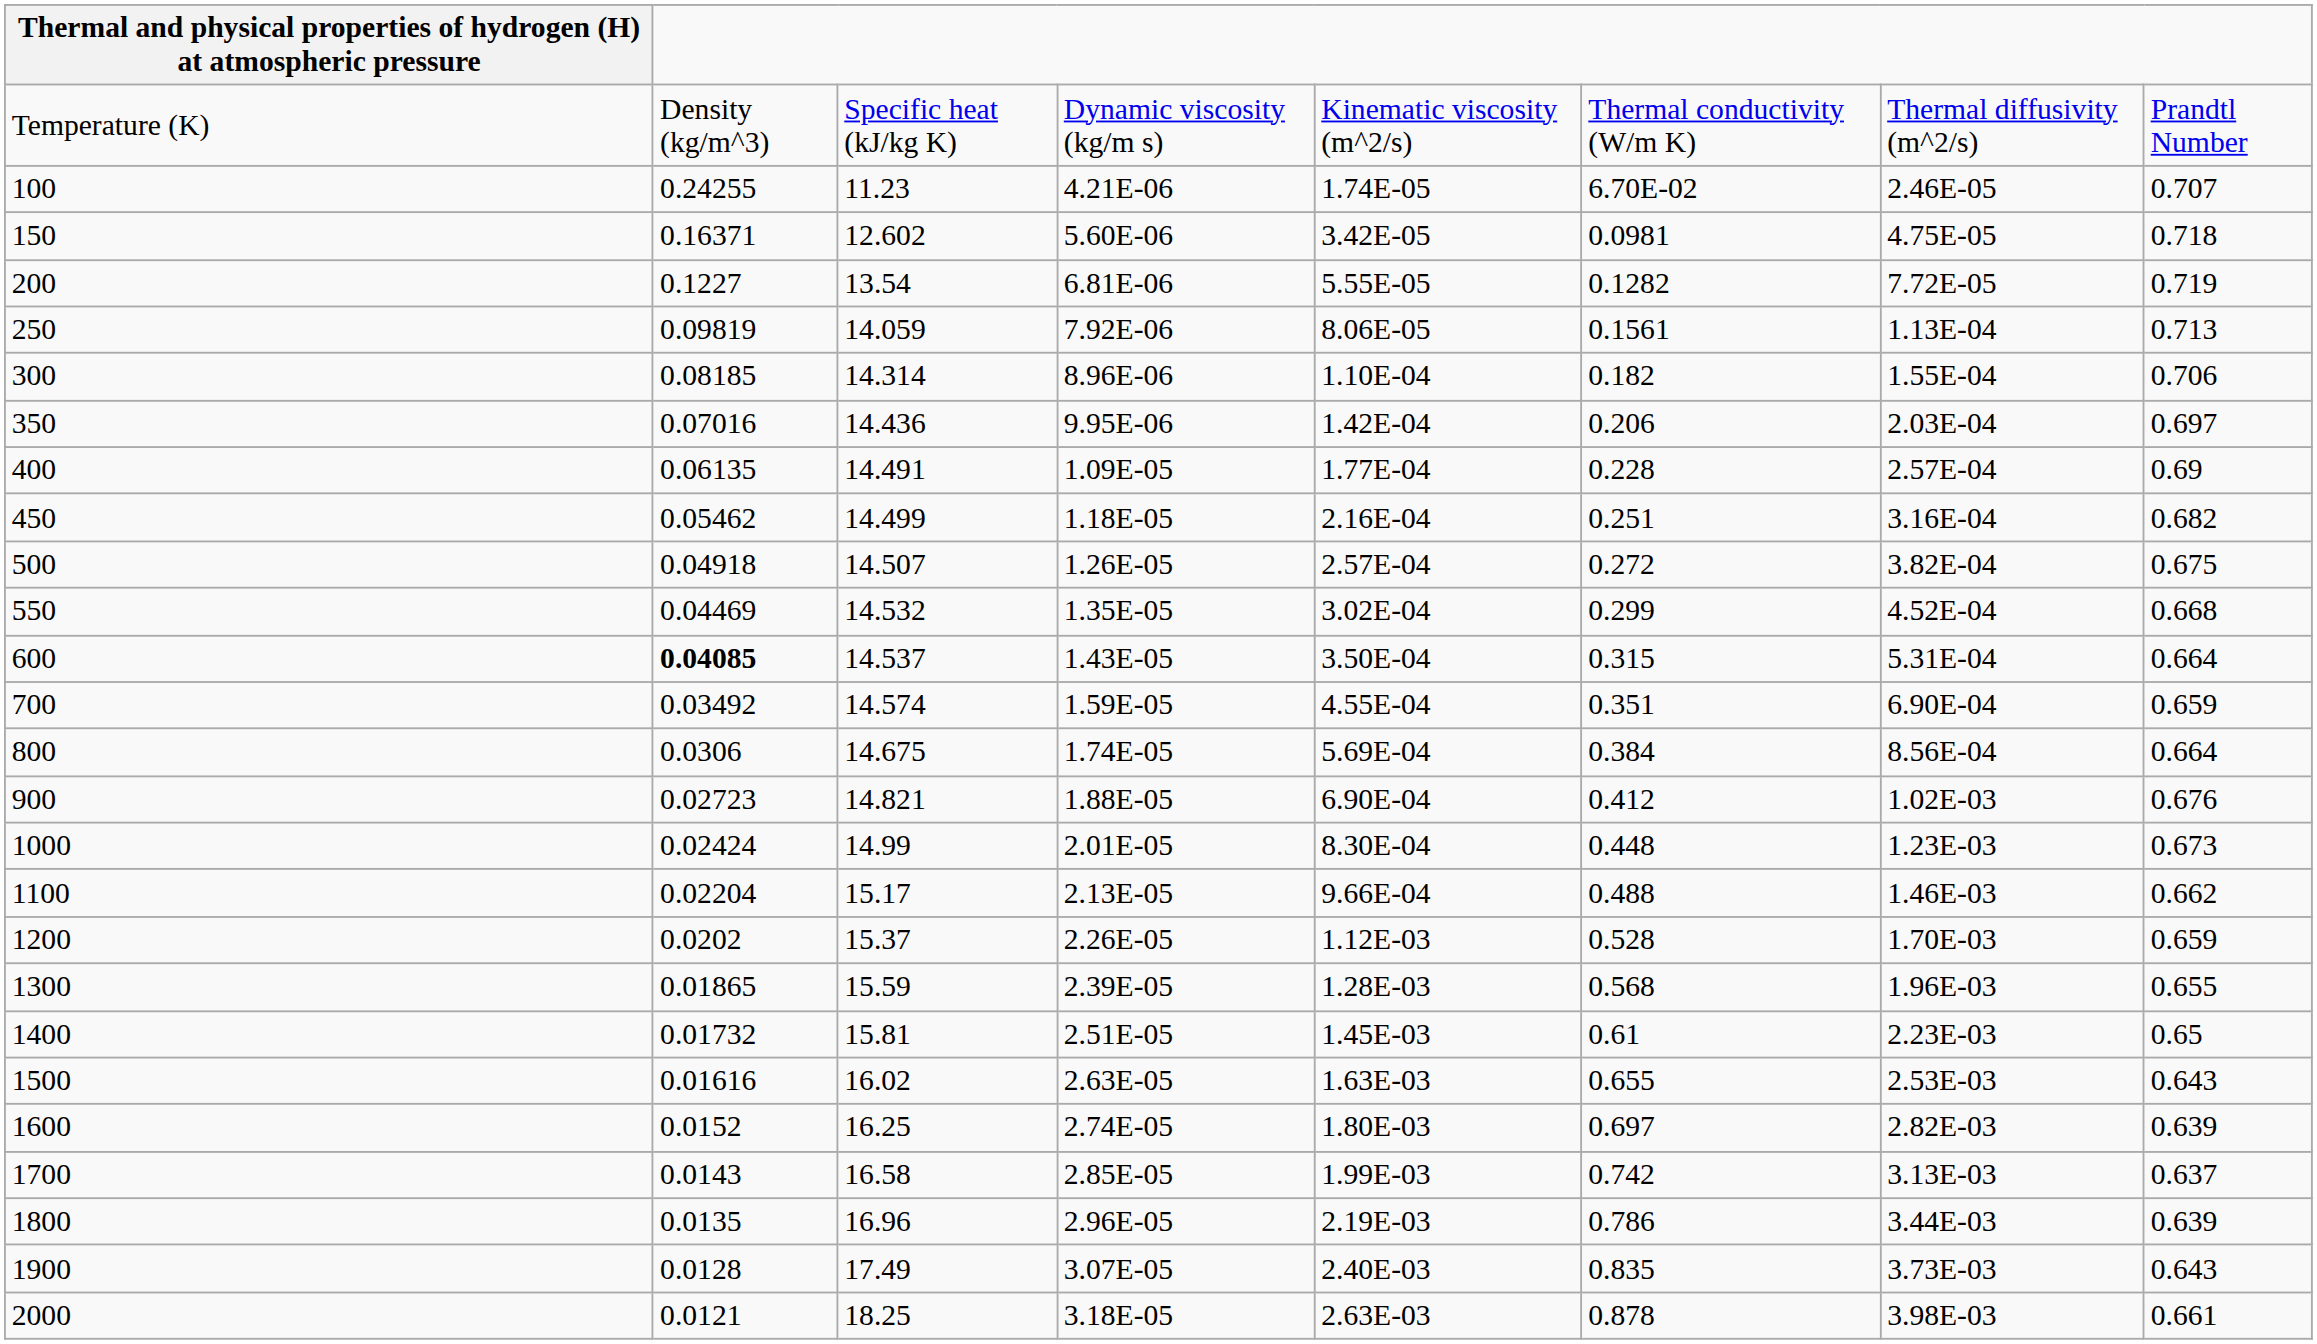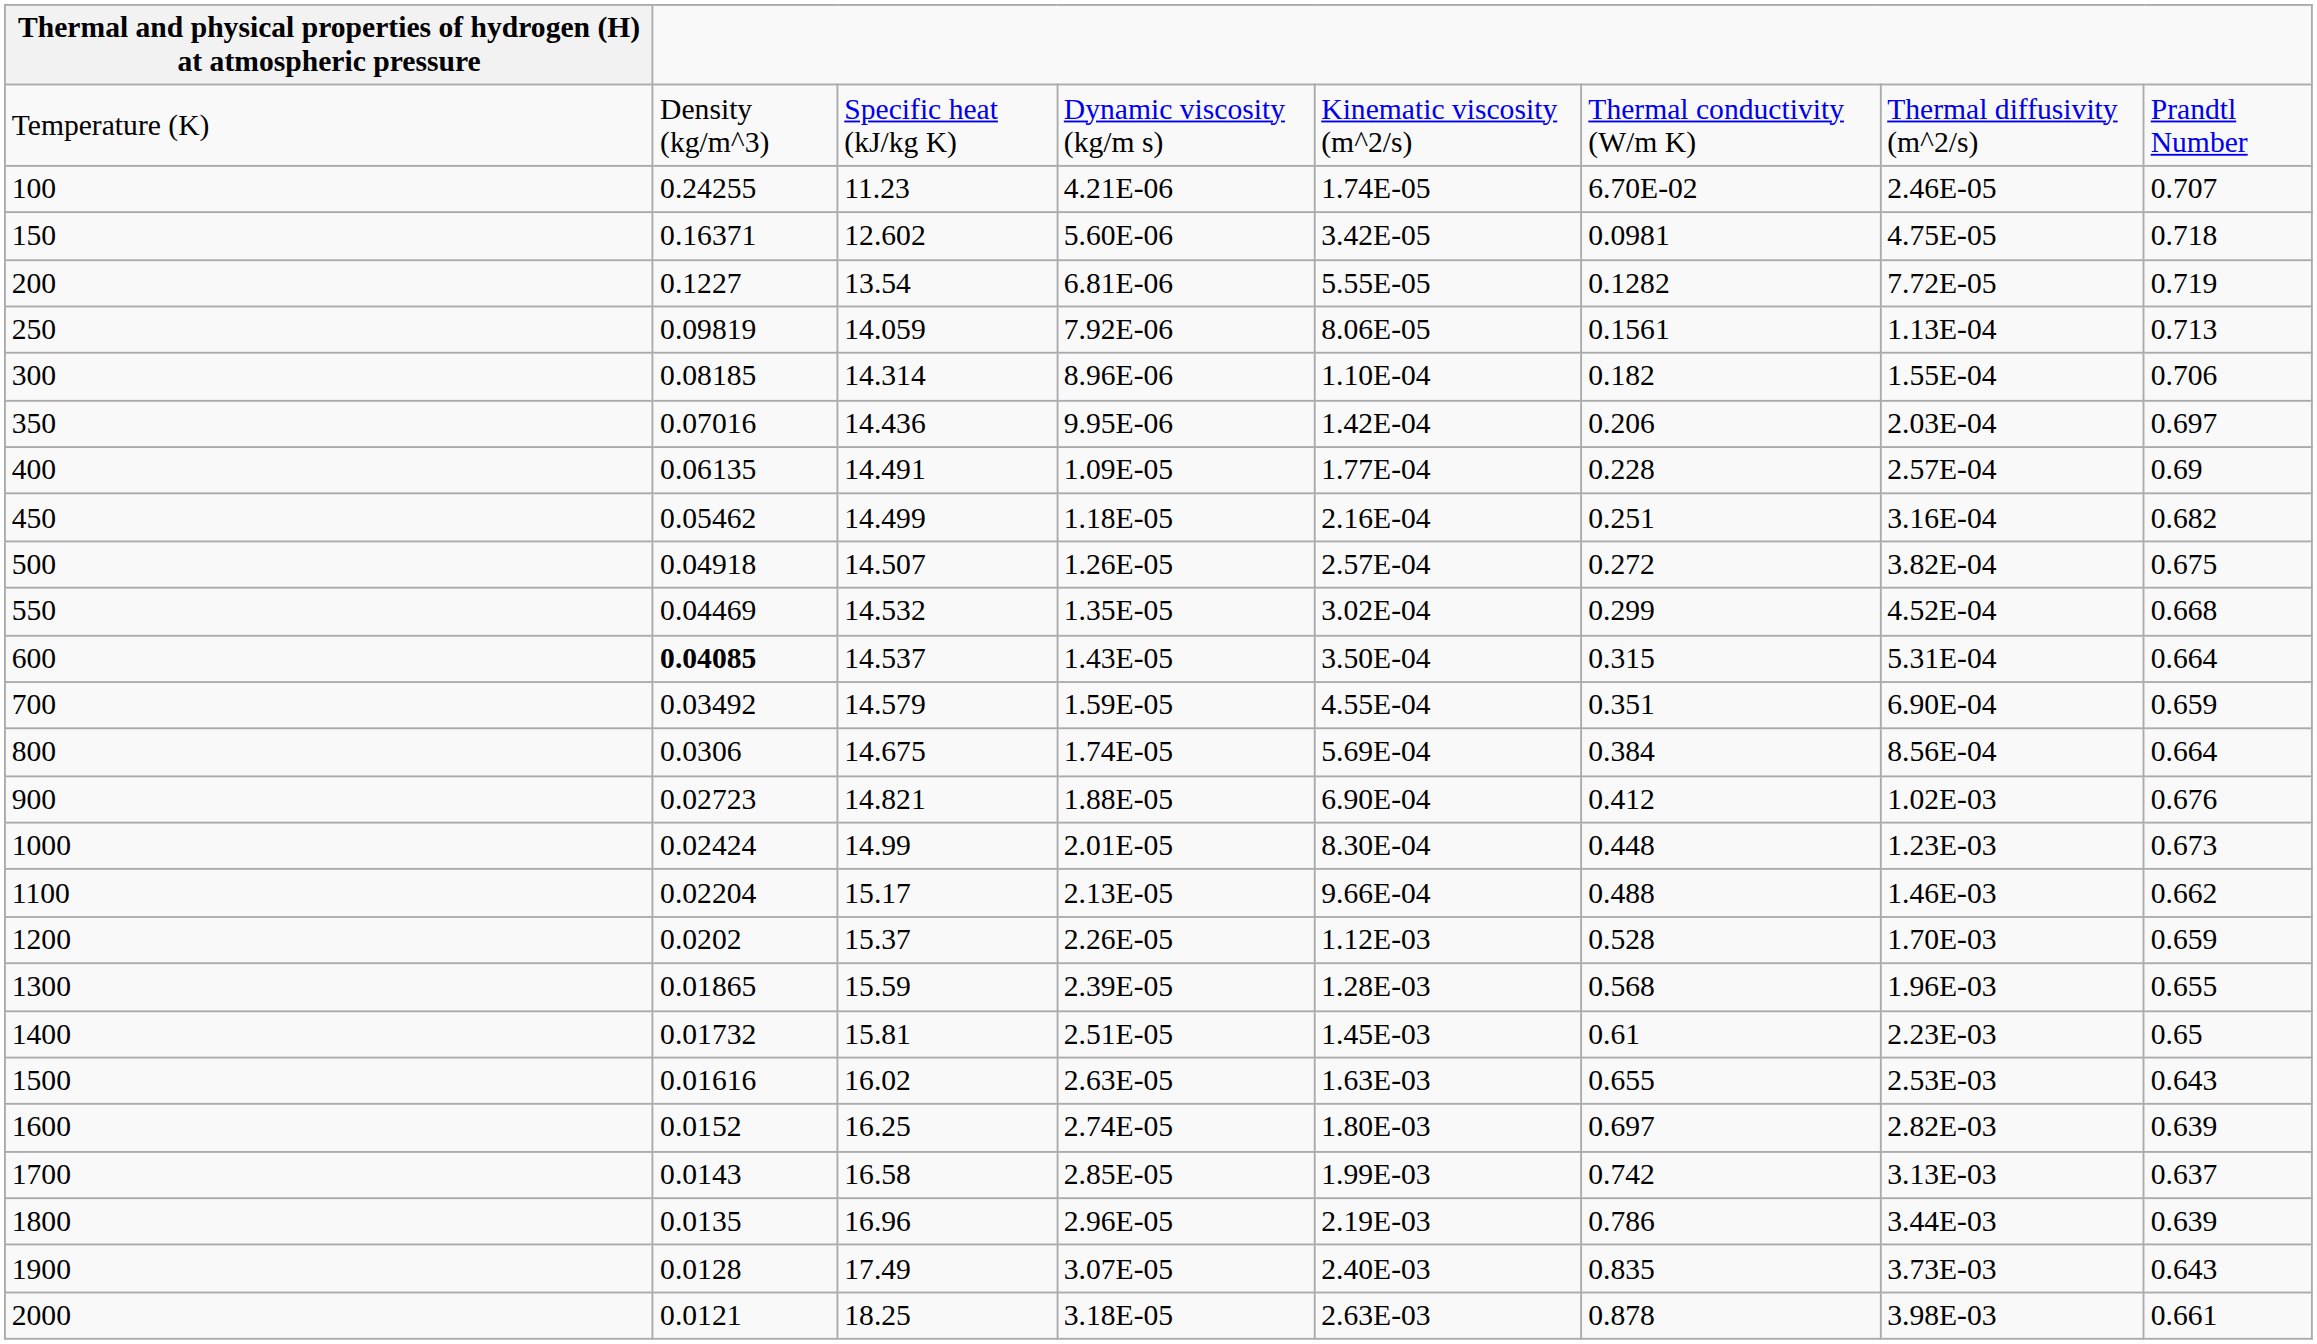(885, 704) 14.574 -> (885, 704) 14.579
